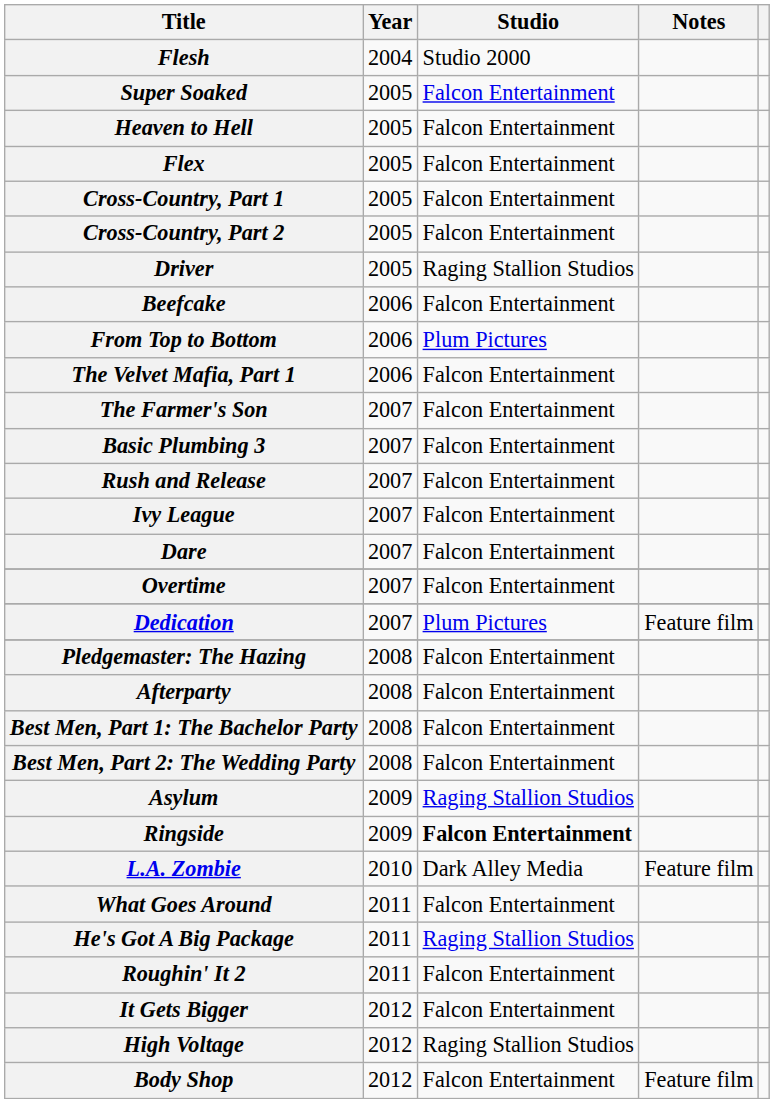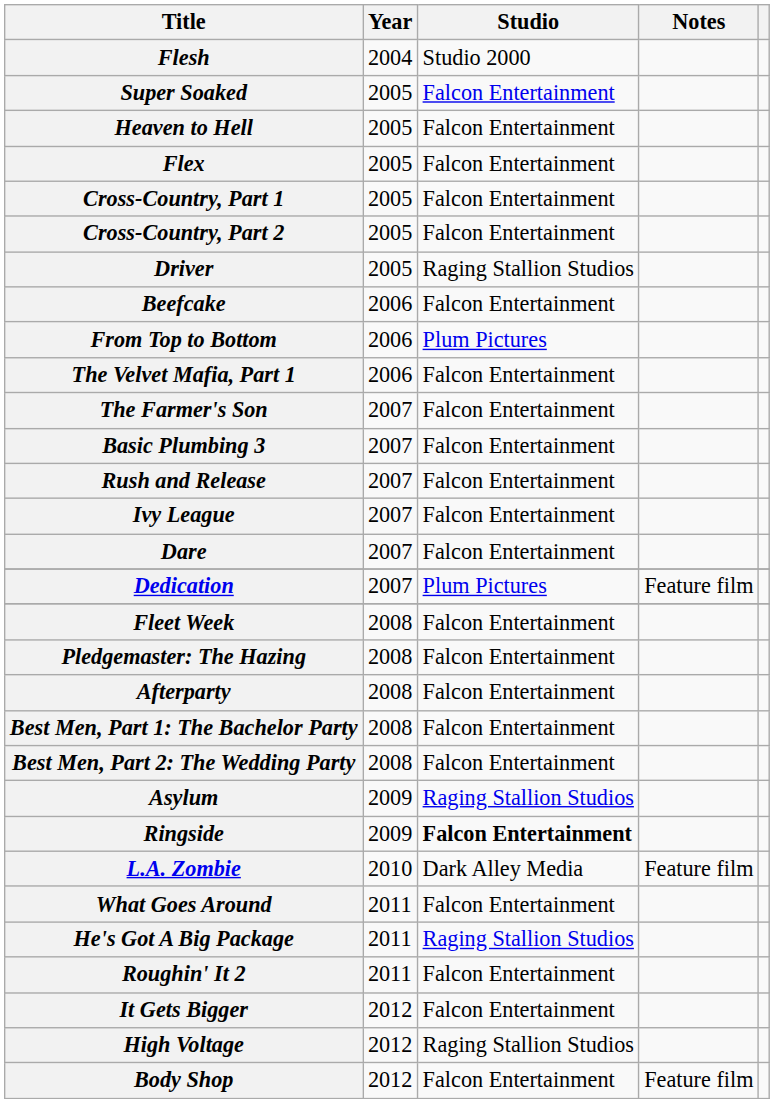- row: (184, 586)
+ row: (184, 621)
